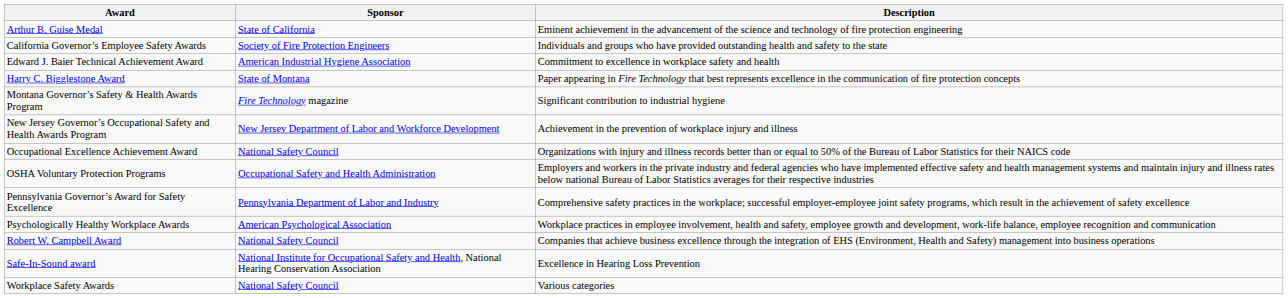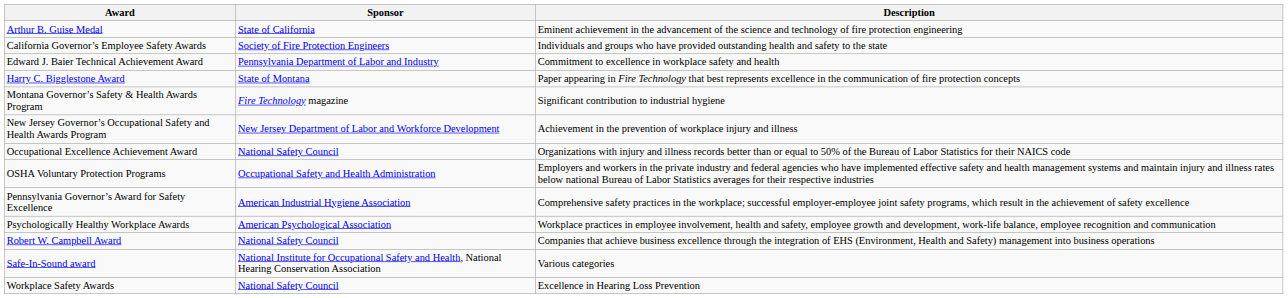(324, 62) American Industrial Hygiene Association -> (338, 62) Pennsylvania Department of Labor and Industry
(338, 202) Pennsylvania Department of Labor and Industry -> (324, 202) American Industrial Hygiene Association
(619, 263) Excellence in Hearing Loss Prevention -> (576, 263) Various categories
(576, 285) Various categories -> (619, 285) Excellence in Hearing Loss Prevention
